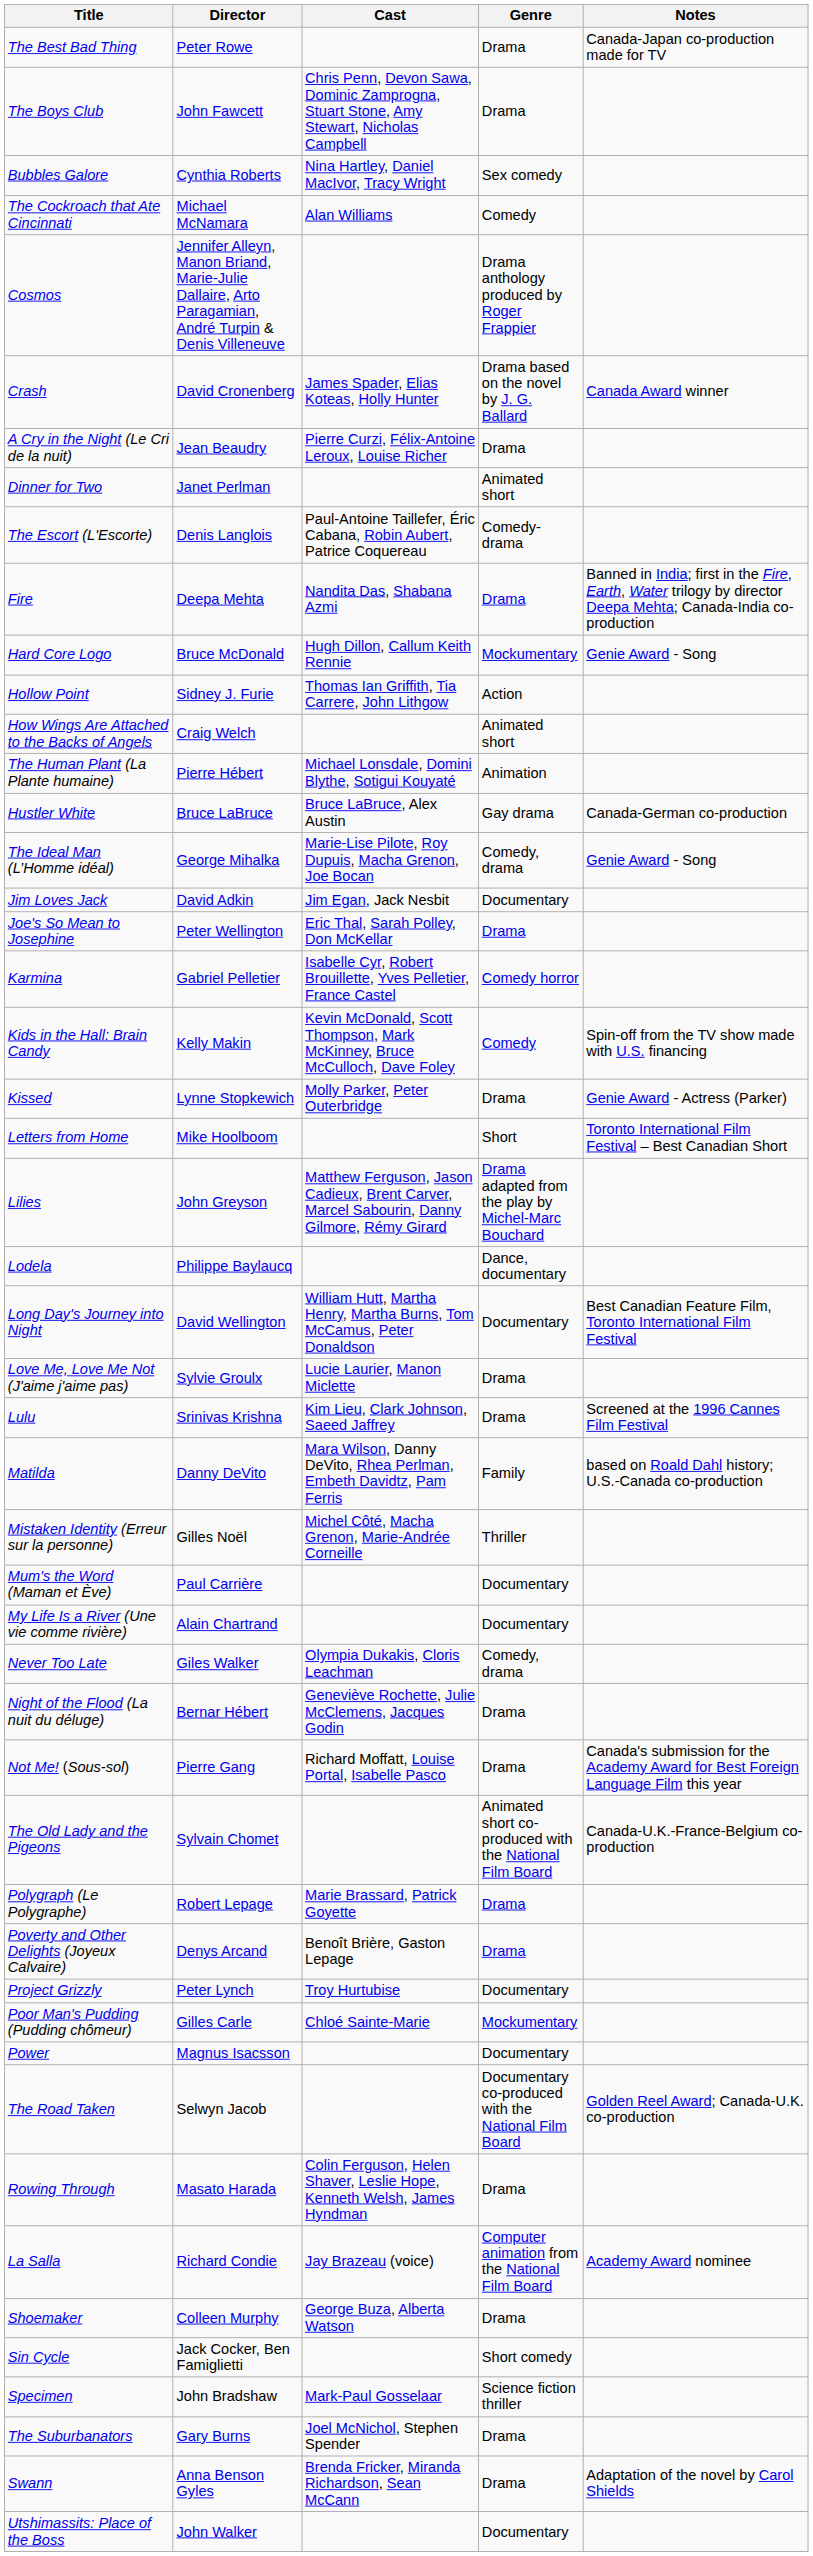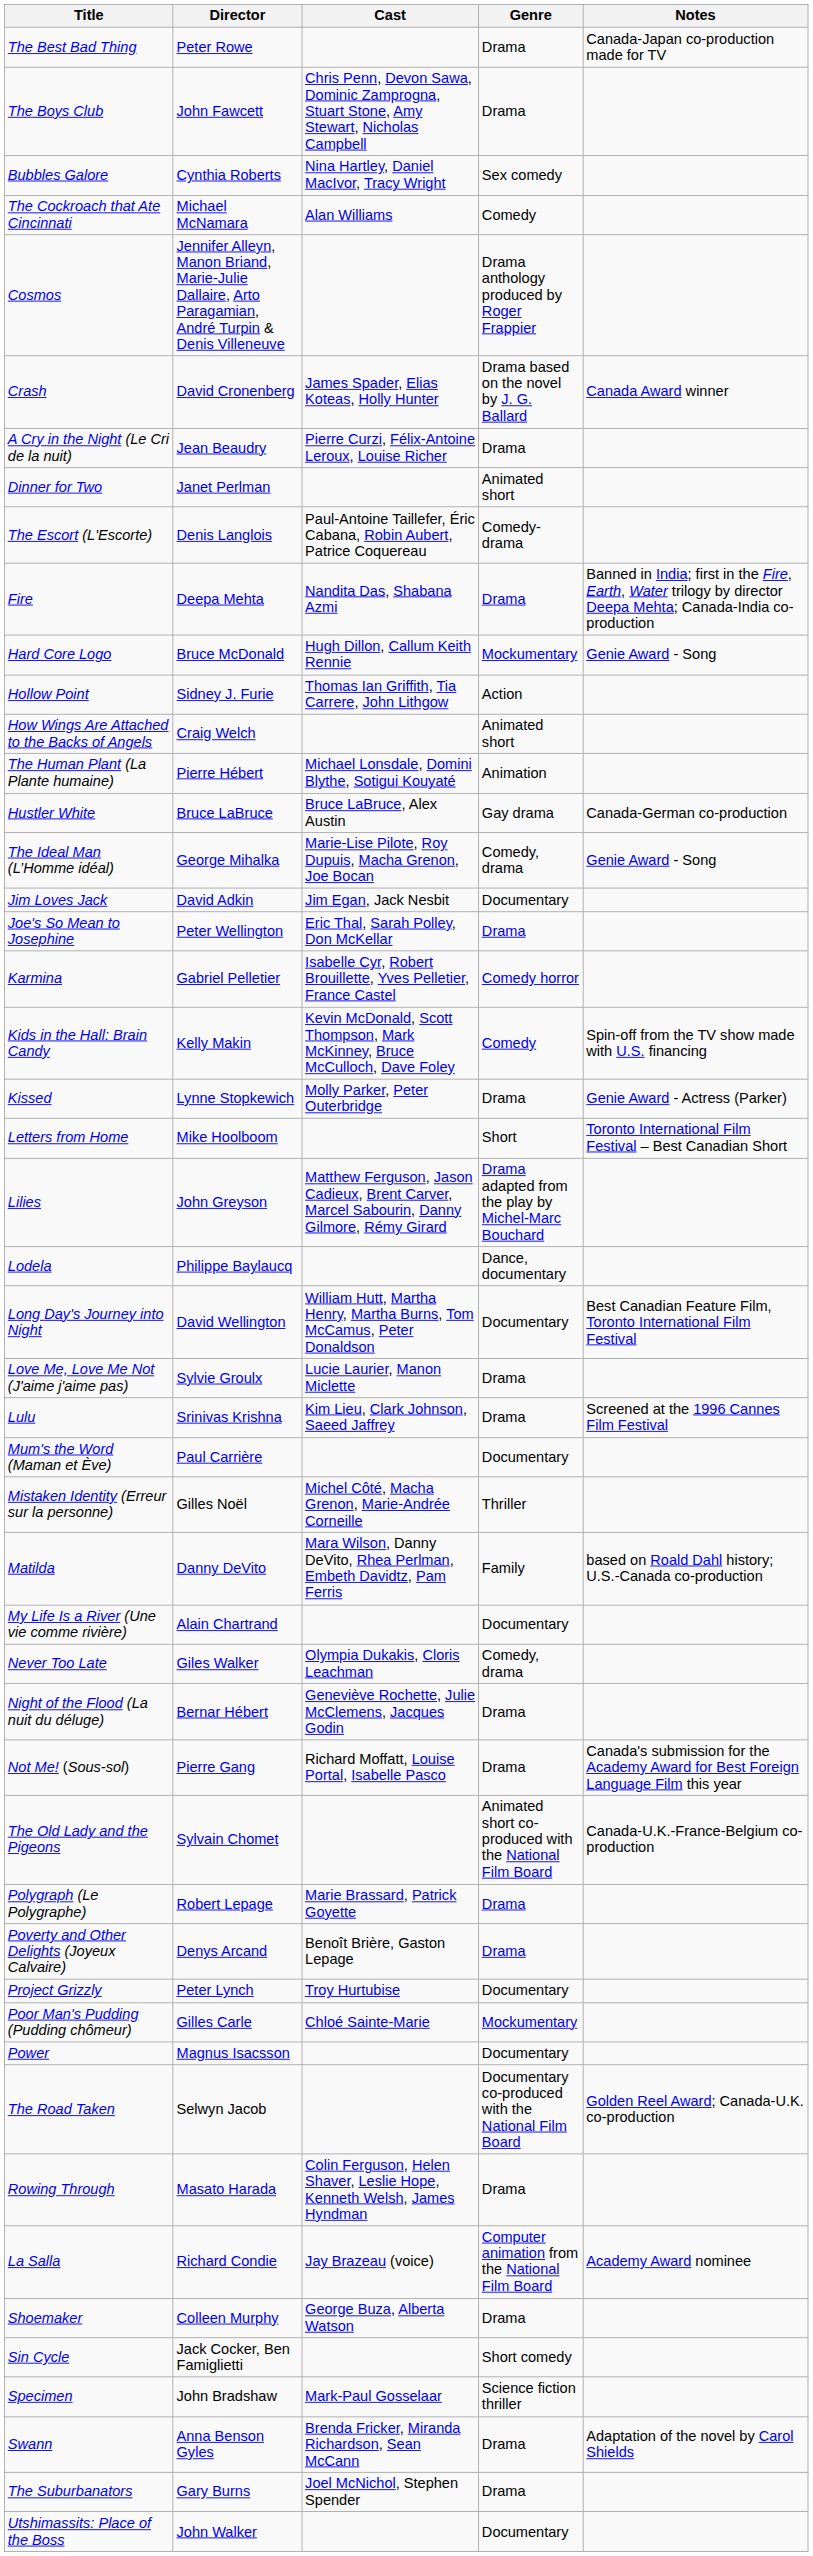rows swapped: (31, 1473) <-> (61, 1585)
rows swapped: (70, 2436) <-> (30, 2483)
